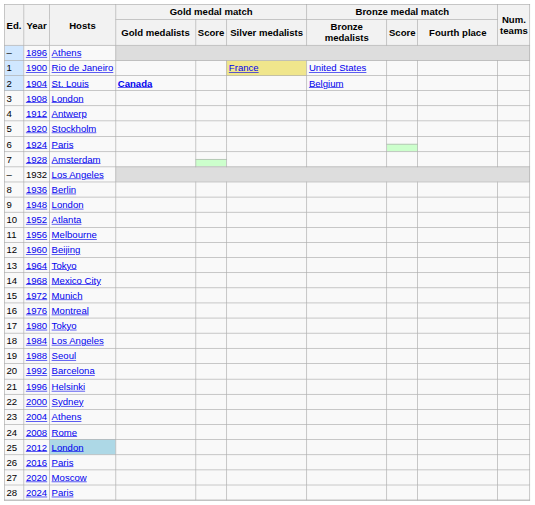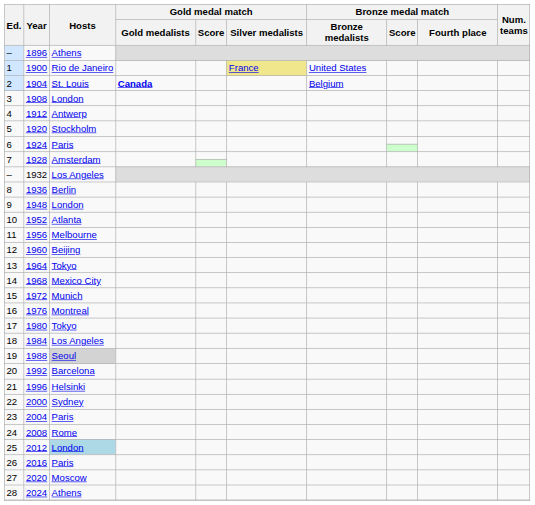(64, 356) no background -> (64, 356) lightgrey background
(67, 417) Athens -> (63, 417) Paris
(63, 493) Paris -> (67, 493) Athens
